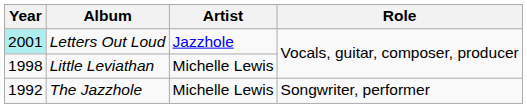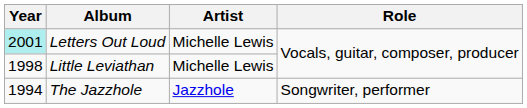(203, 41) Jazzhole -> (223, 41) Michelle Lewis
(25, 90) 1992 -> (25, 90) 1994
(223, 90) Michelle Lewis -> (203, 90) Jazzhole
